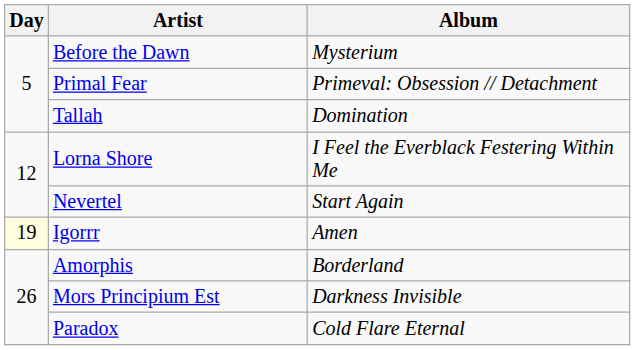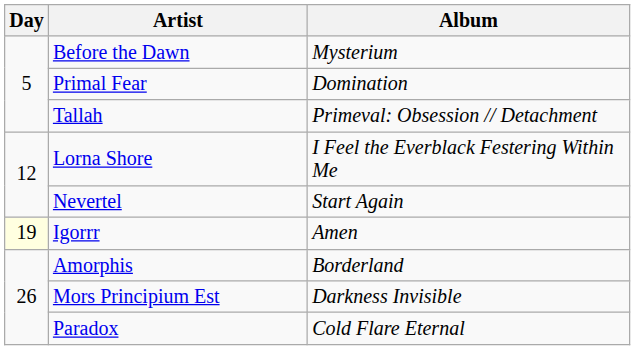(455, 83) Primeval: Obsession // Detachment -> (360, 83) Domination
(360, 115) Domination -> (455, 115) Primeval: Obsession // Detachment
